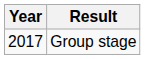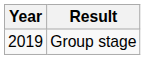(26, 41) 2017 -> (26, 41) 2019
